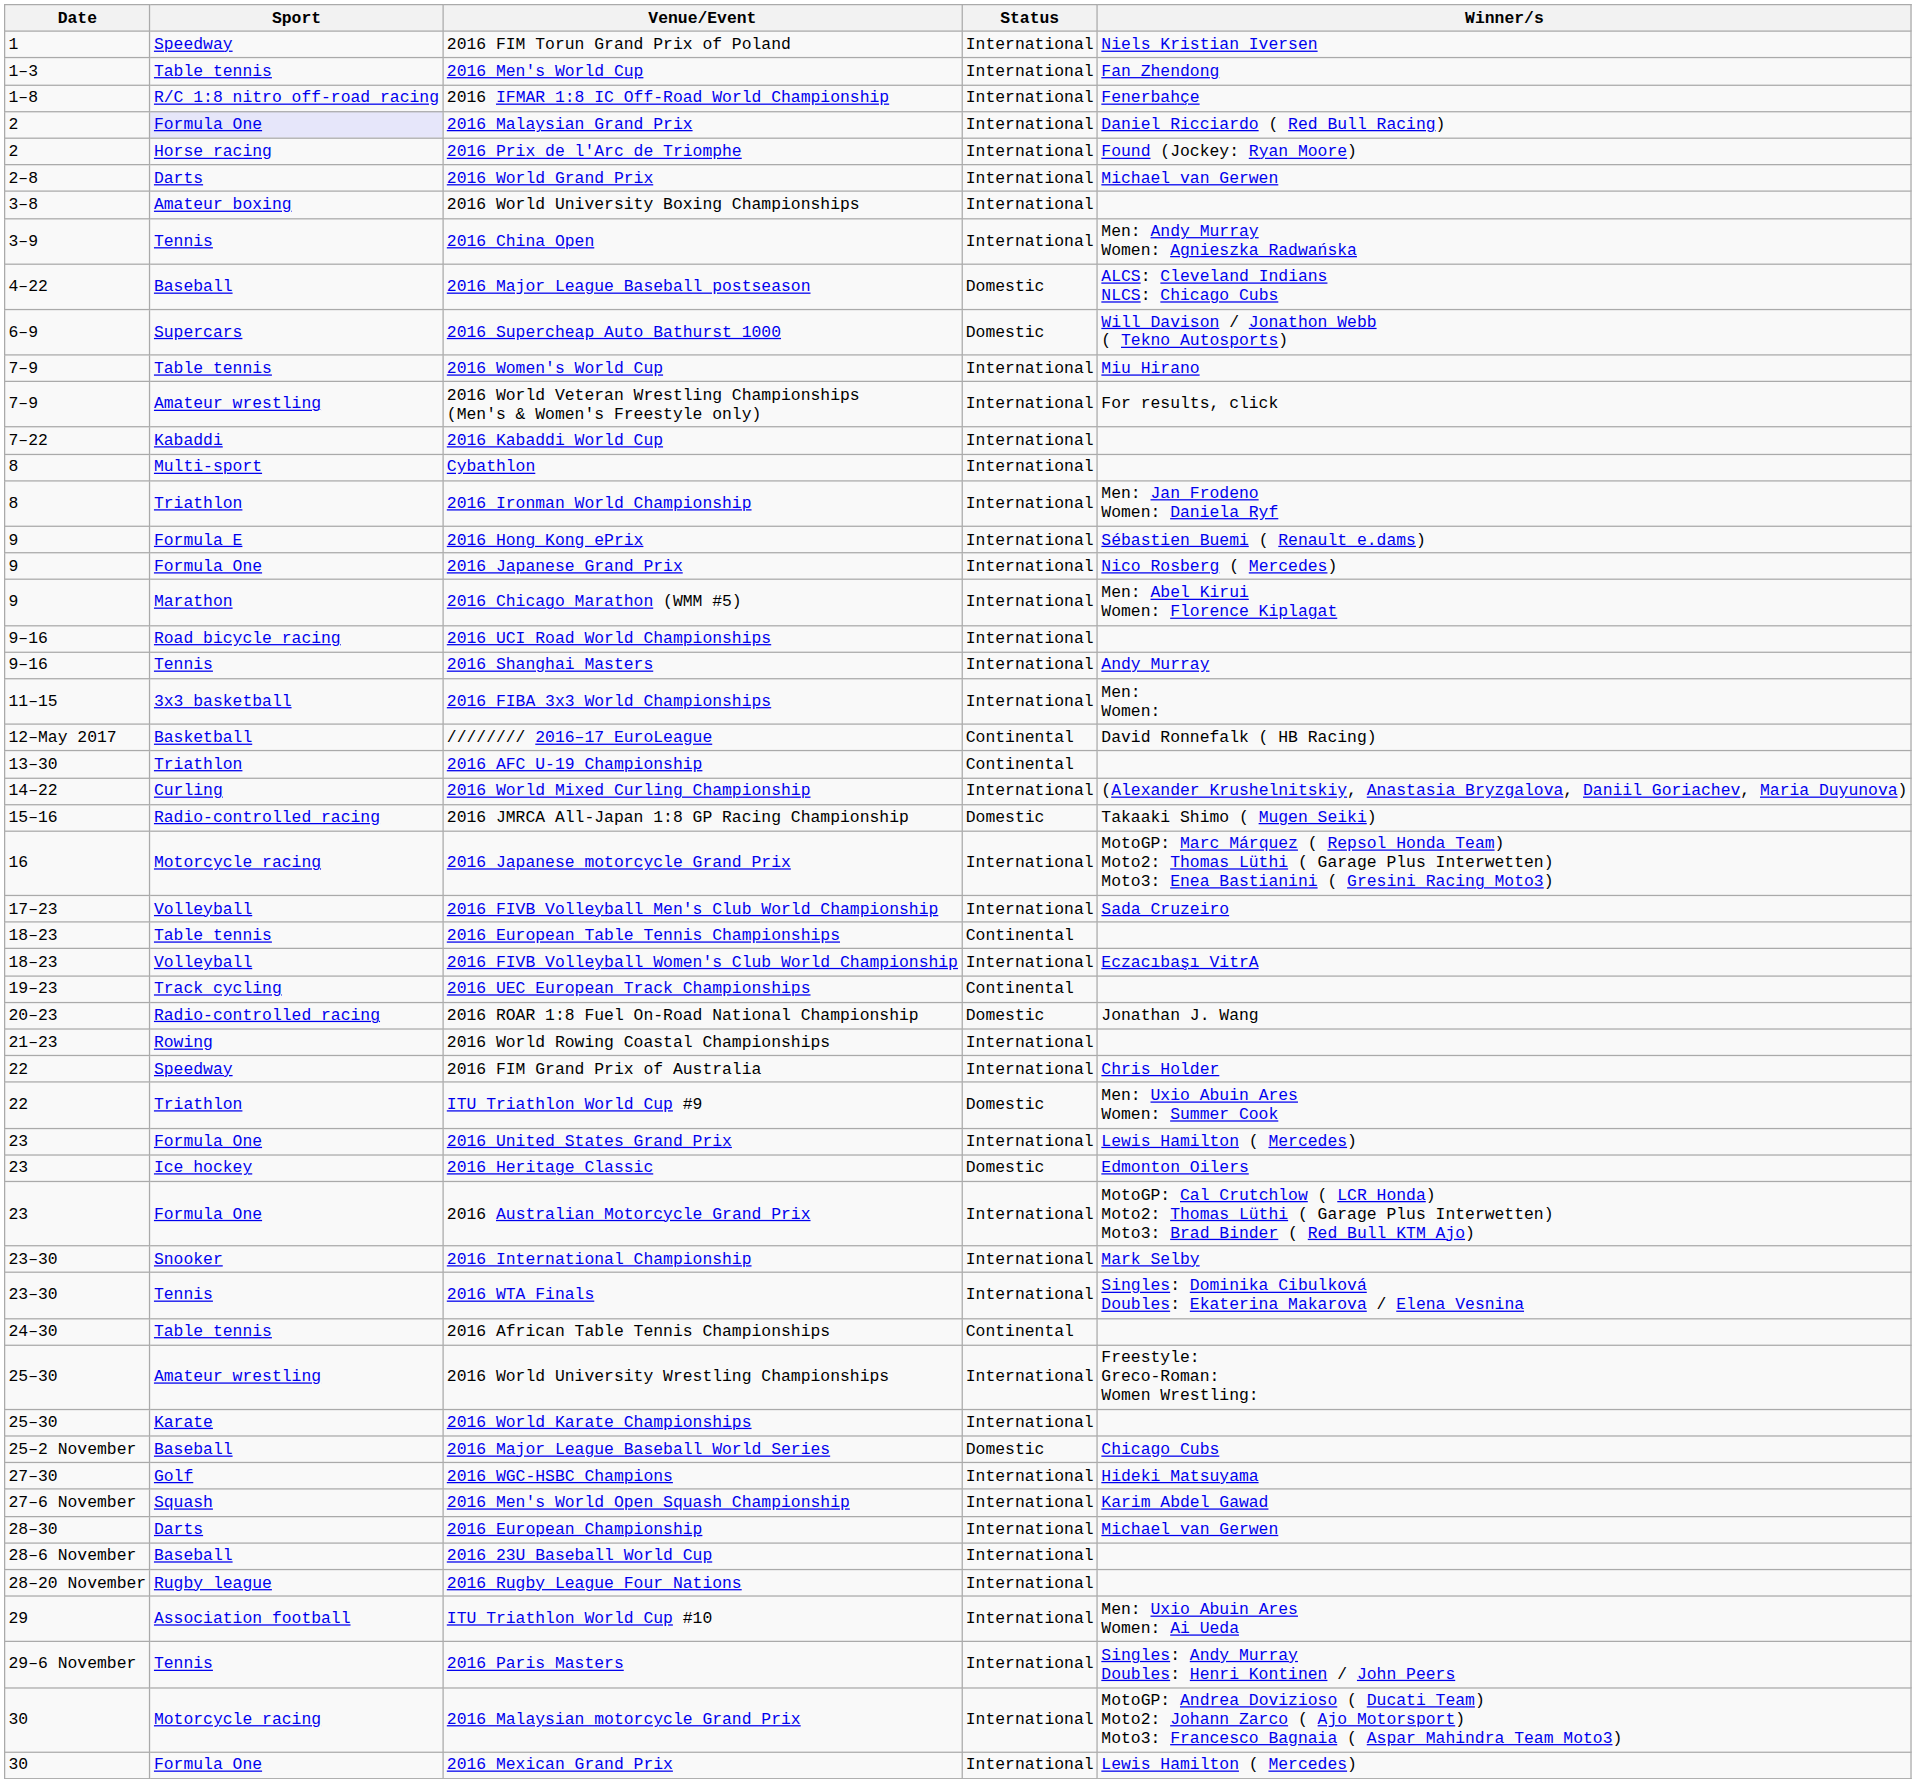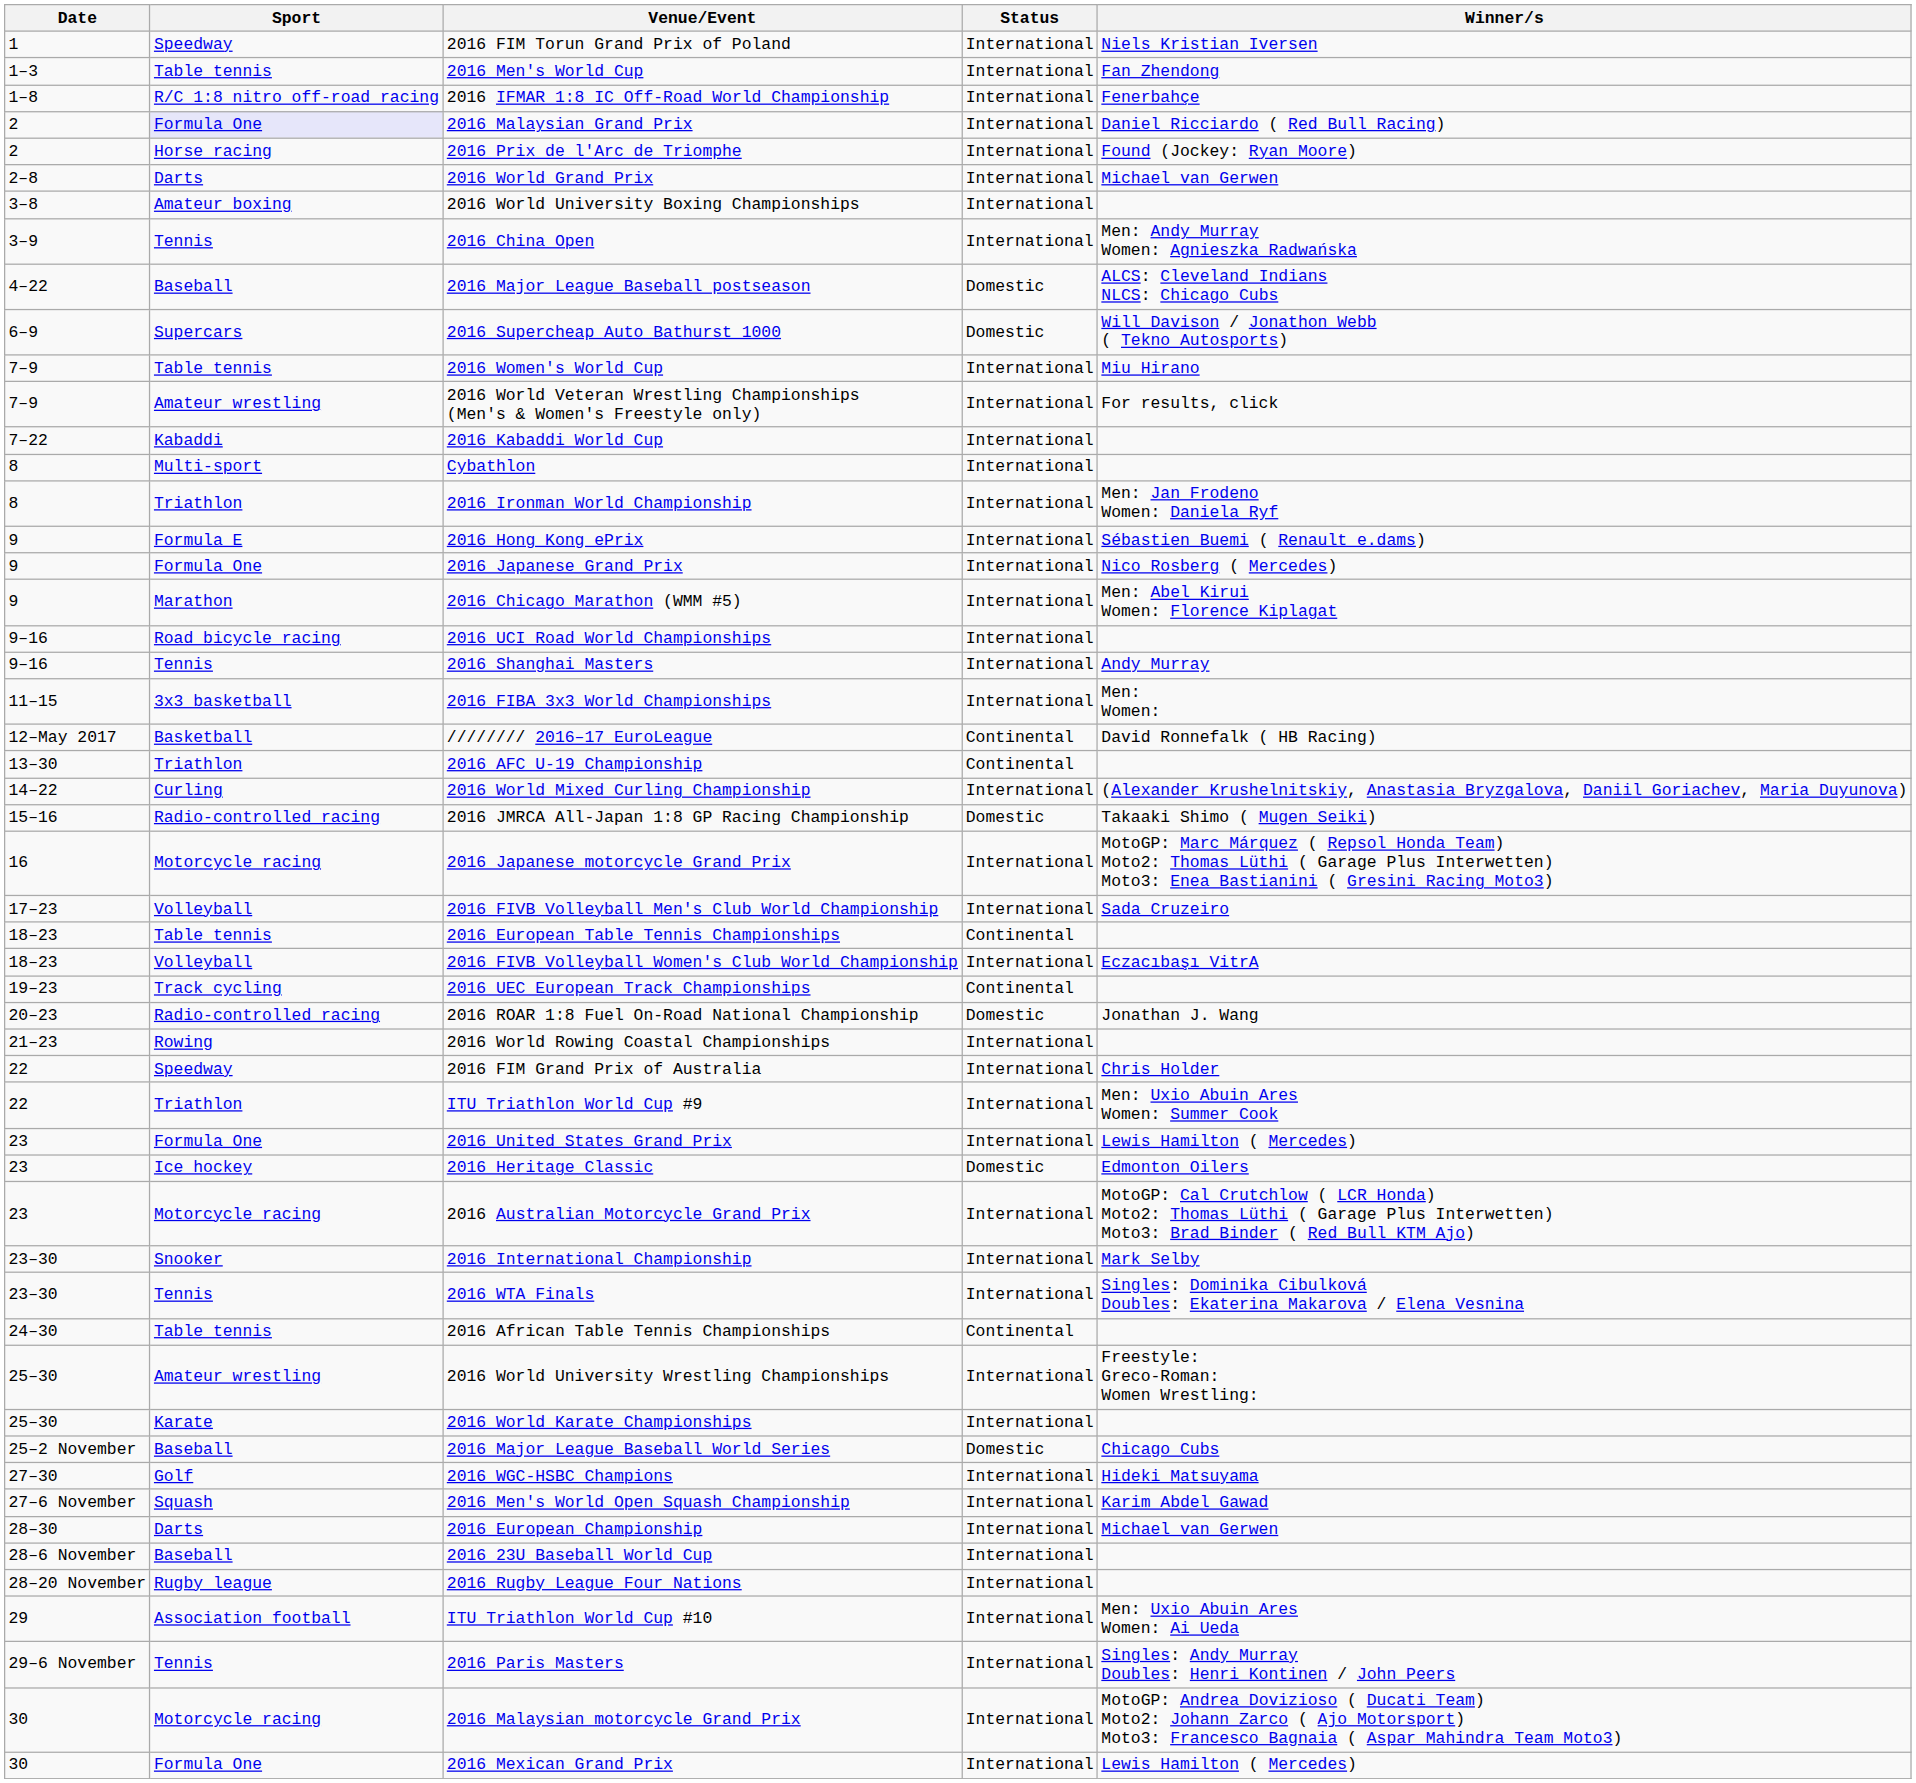(1005, 1105) Domestic -> (1030, 1105) International
(208, 1214) Formula One -> (237, 1214) Motorcycle racing
